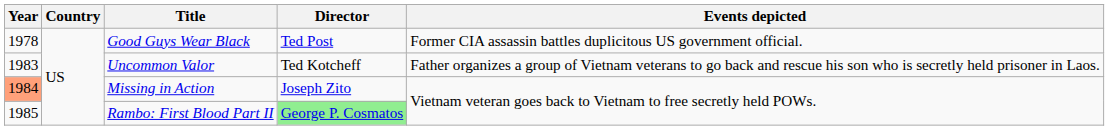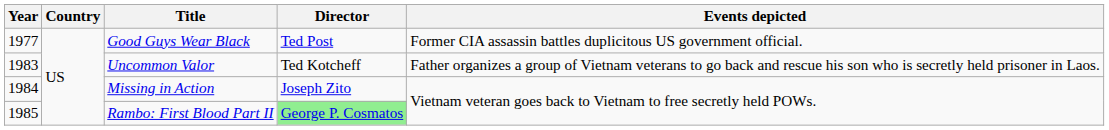(23, 40) 1978 -> (23, 40) 1977
(23, 88) lightsalmon background -> (23, 88) no background
